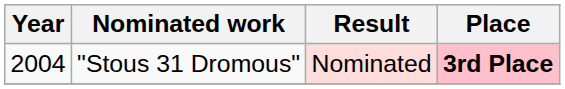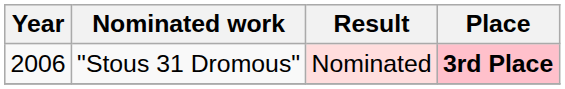(38, 63) 2004 -> (38, 63) 2006
